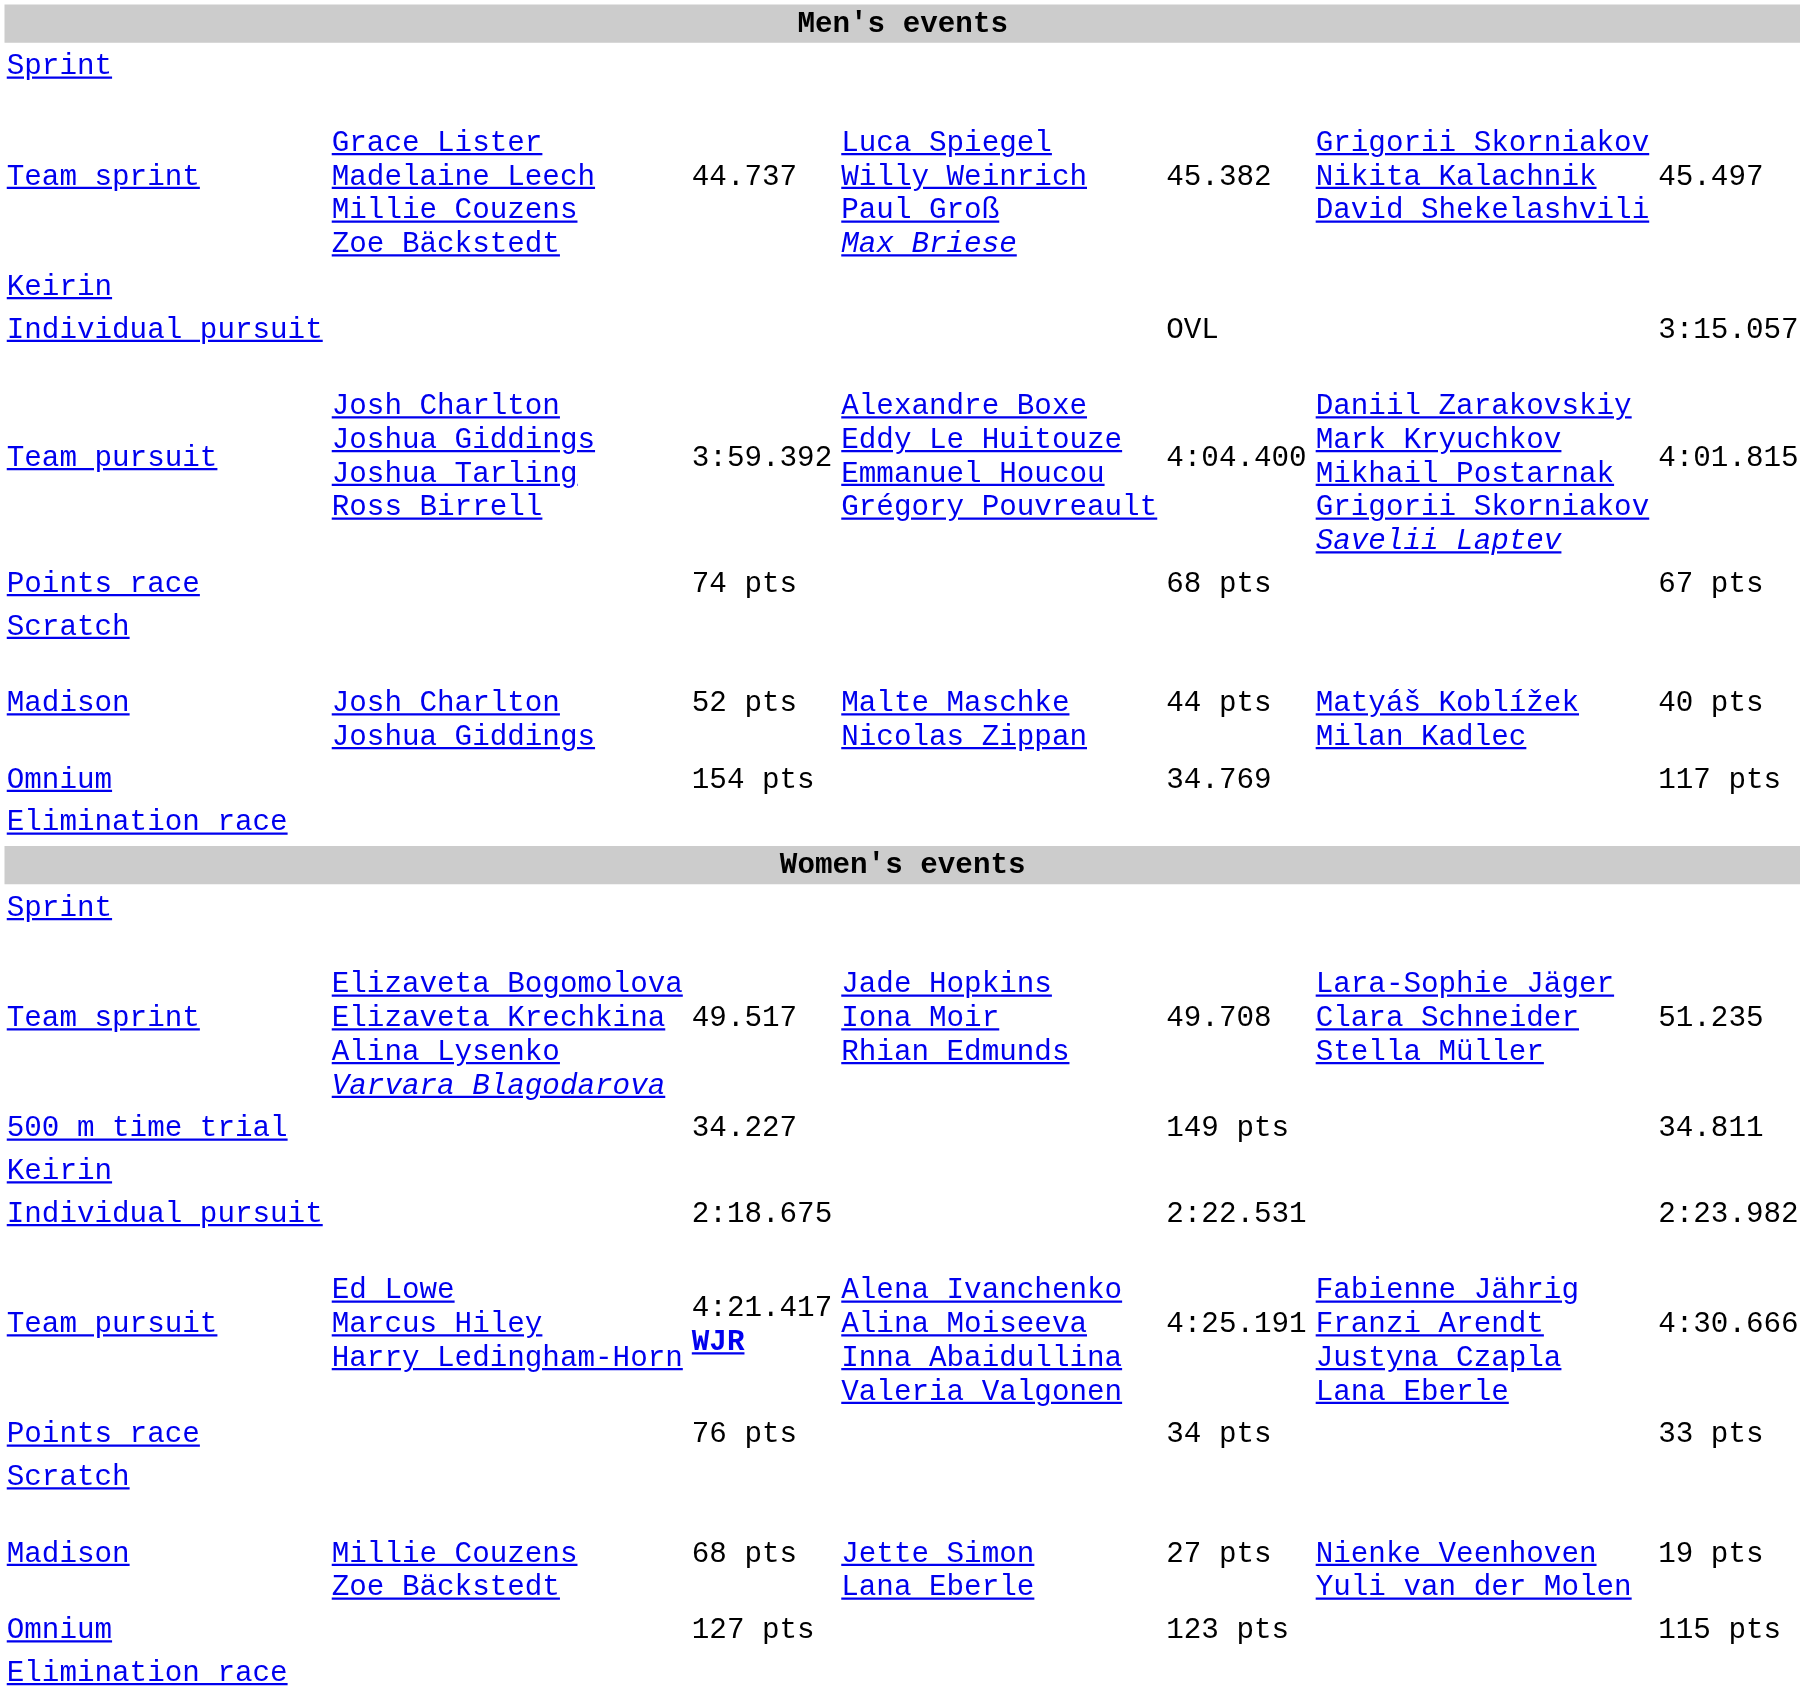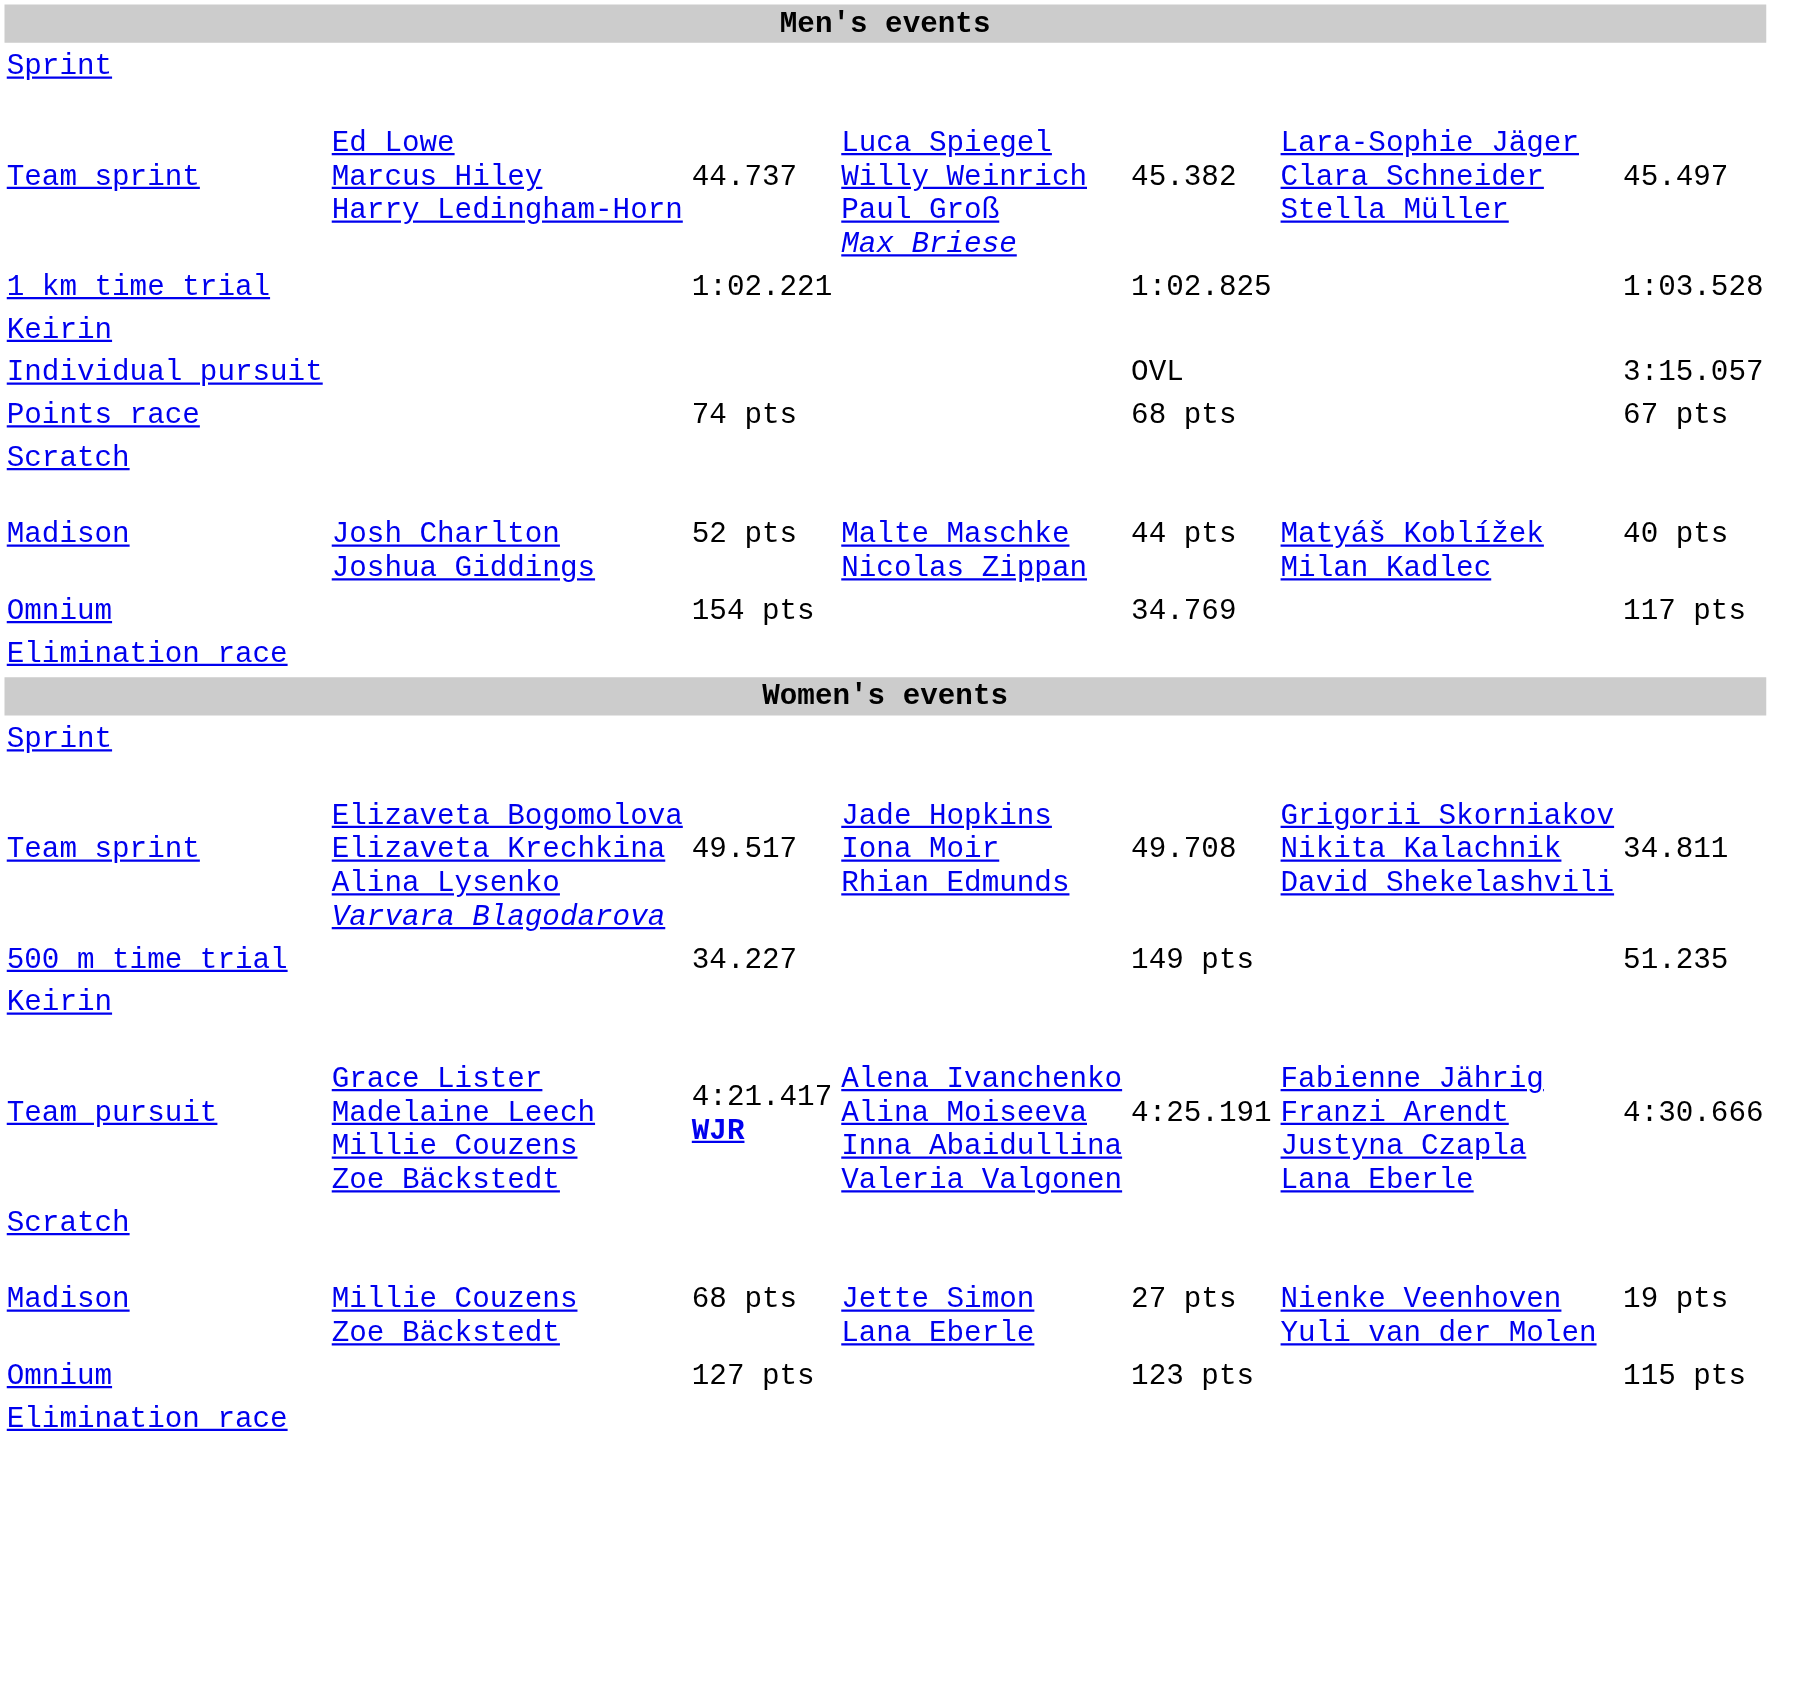(463, 194) Grace Lister Madelaine Leech Millie Couzens Zoe Bäckstedt -> (507, 177) Ed Lowe Marcus Hiley Harry Ledingham-Horn
(1482, 177) Grigorii Skorniakov Nikita Kalachnik David Shekelashvili -> (1430, 177) Lara-Sophie Jäger Clara Schneider Stella Müller
+ row: (138, 287)
- row: (112, 457)
(1465, 1018) Lara-Sophie Jäger Clara Schneider Stella Müller -> (1447, 849) Grigorii Skorniakov Nikita Kalachnik David Shekelashvili
(1711, 1018) 51.235 -> (1676, 849) 34.811
(1711, 1128) 34.811 -> (1676, 960) 51.235
- row: (165, 1214)
(507, 1324) Ed Lowe Marcus Hiley Harry Ledingham-Horn -> (463, 1130) Grace Lister Madelaine Leech Millie Couzens Zoe Bäckstedt
- row: (103, 1434)
